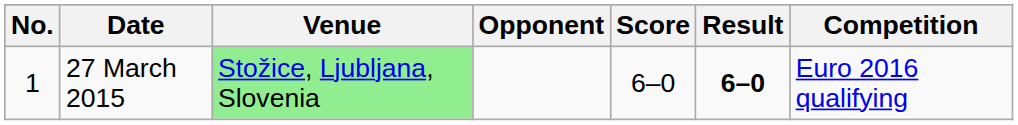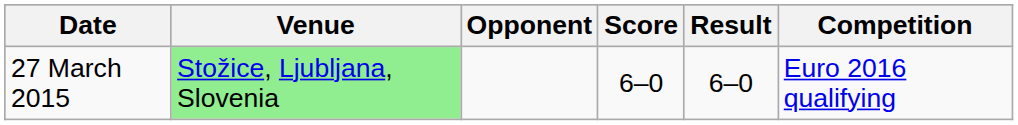- column: (32, 25)
(743, 82) bold -> (731, 82) normal
